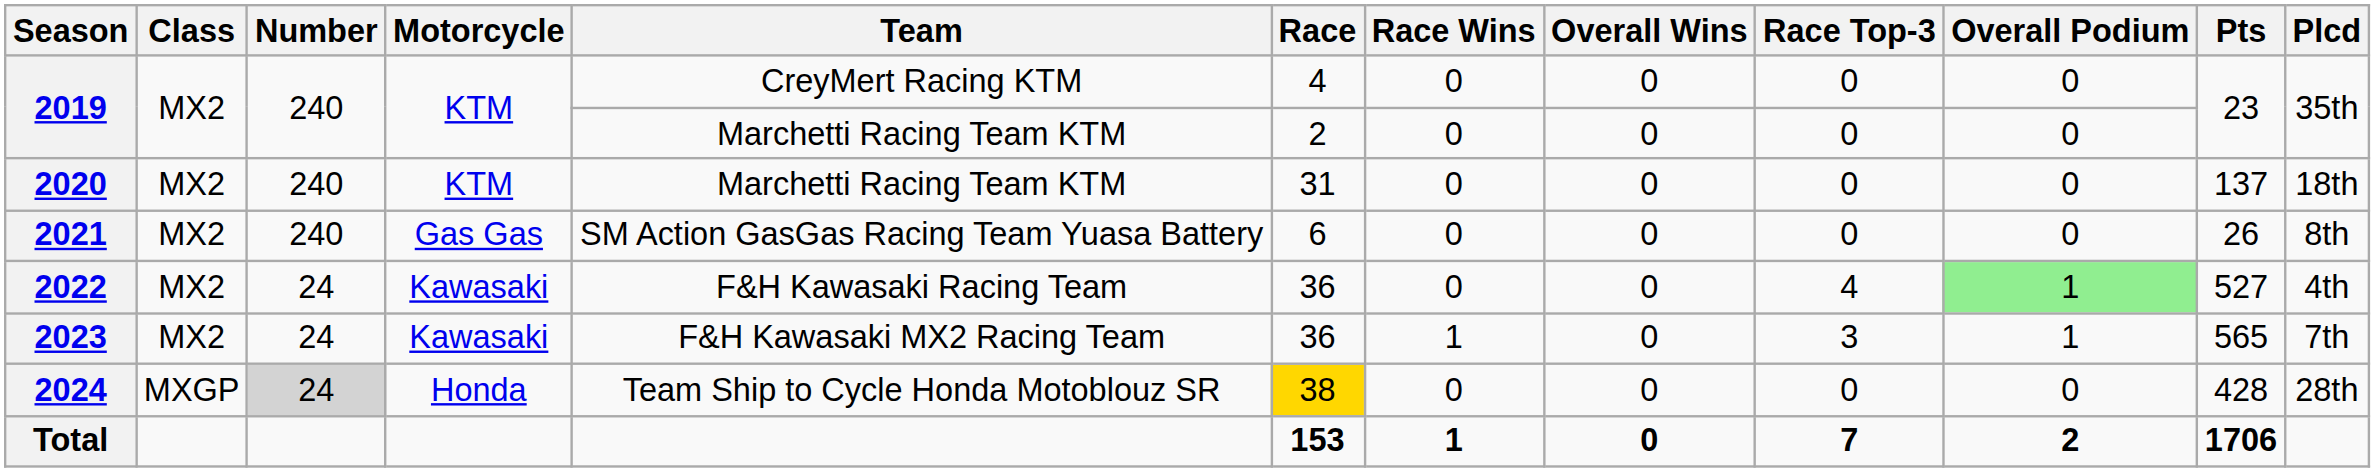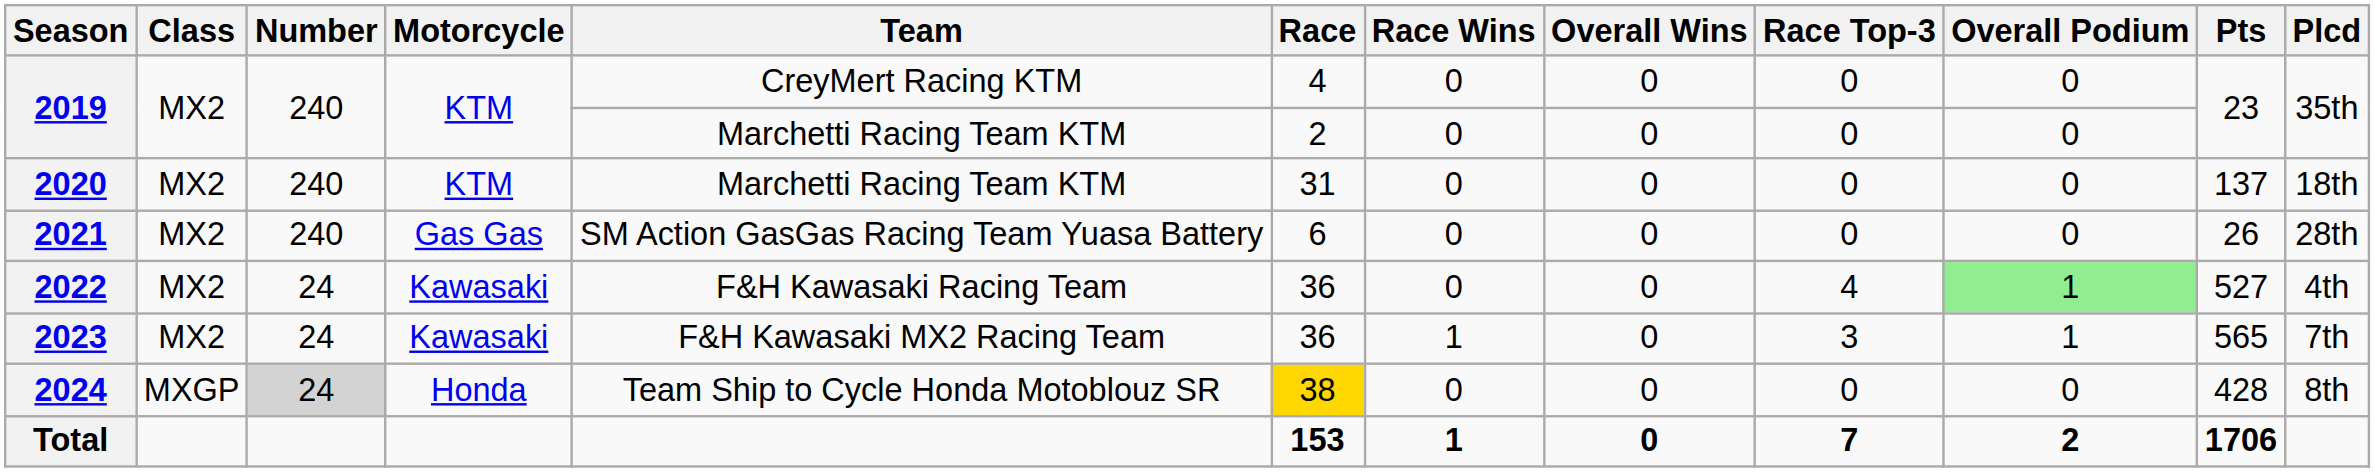(2327, 235) 8th -> (2327, 235) 28th
(2327, 389) 28th -> (2327, 389) 8th
